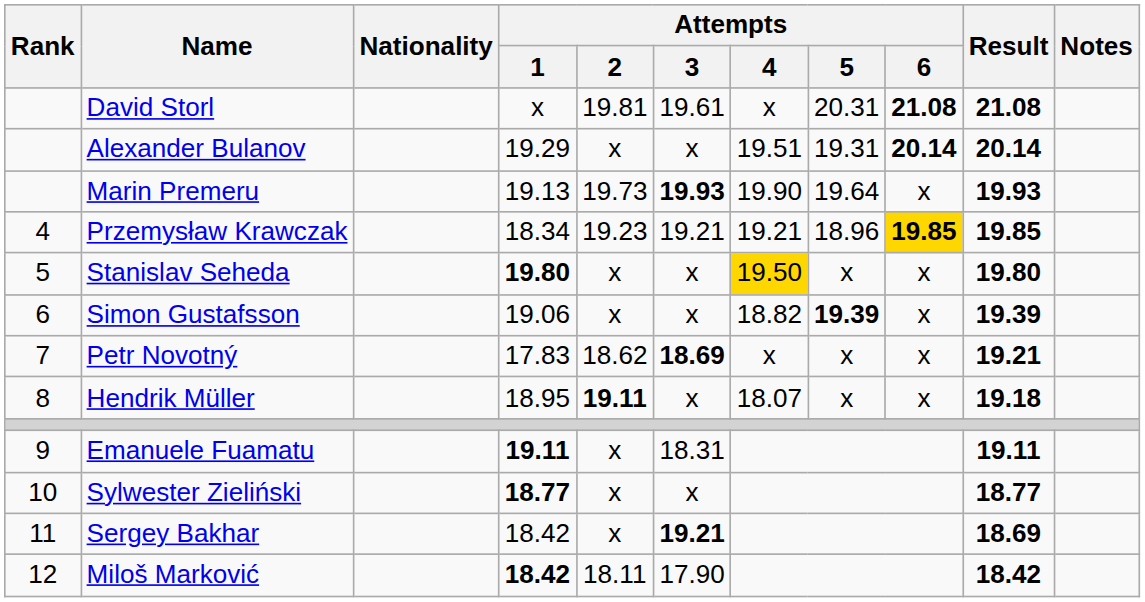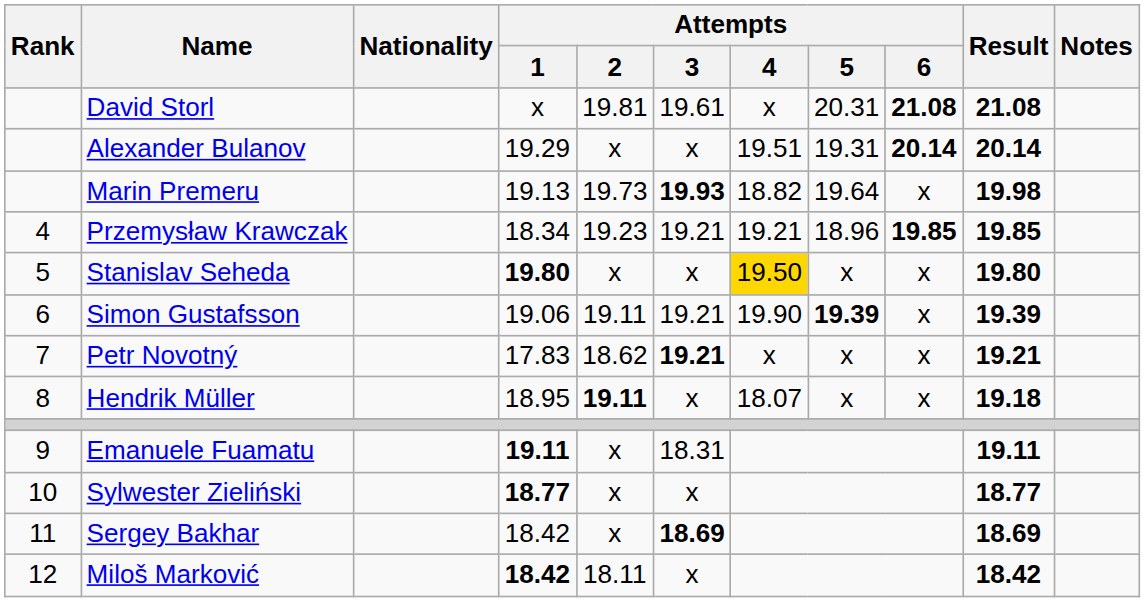(769, 190) 19.90 -> (769, 190) 18.82
(1008, 190) 19.93 -> (1008, 190) 19.98
(924, 231) gold background -> (924, 231) no background
(615, 314) x -> (615, 314) 19.11
(692, 314) x -> (692, 314) 19.21
(769, 314) 18.82 -> (769, 314) 19.90
(692, 356) 18.69 -> (692, 356) 19.21
(692, 533) 19.21 -> (692, 533) 18.69
(692, 574) 17.90 -> (692, 574) x
